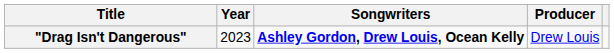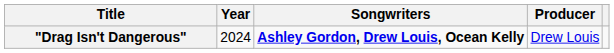(236, 37) 2023 -> (236, 37) 2024
